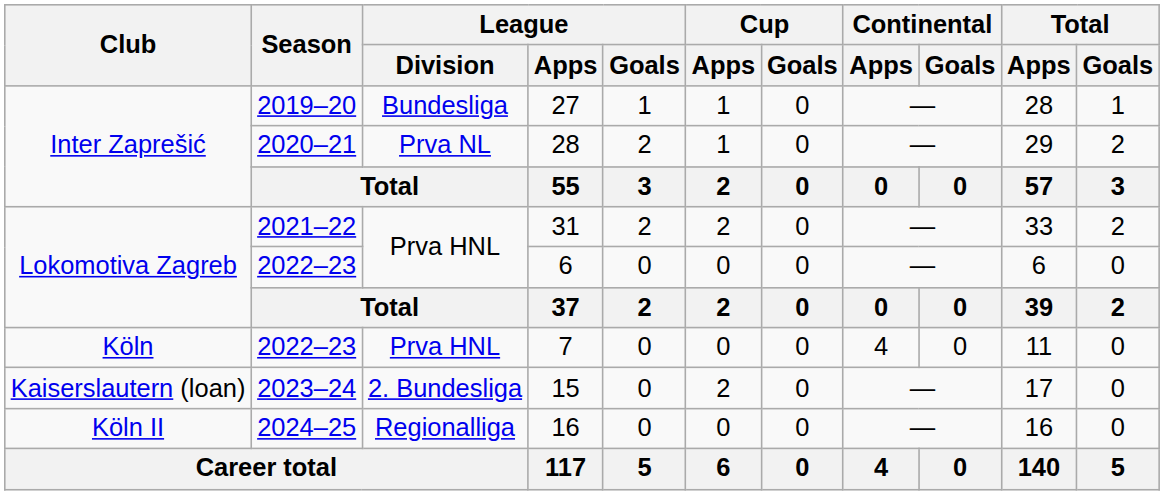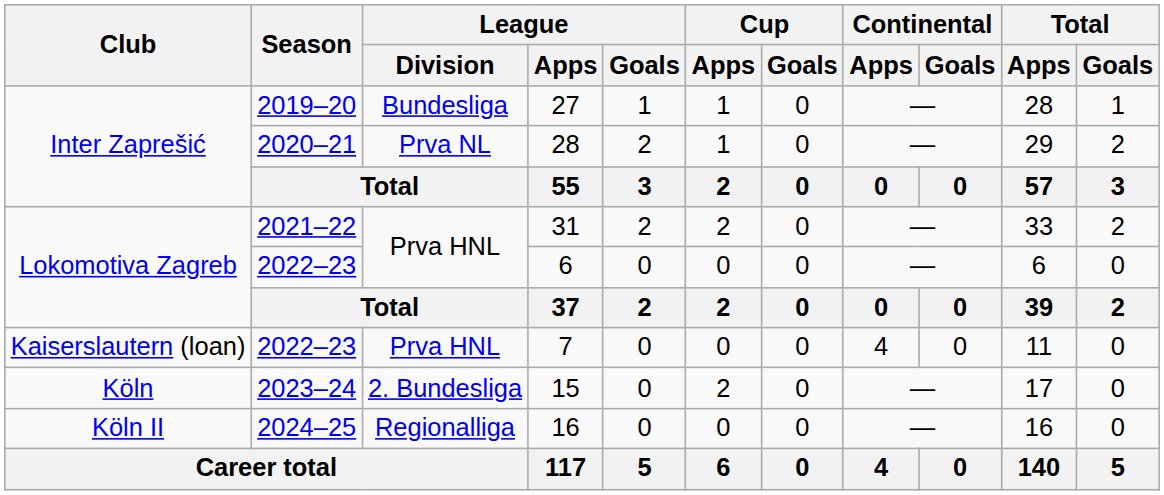(128, 347) Köln -> (128, 347) Kaiserslautern (loan)
(128, 387) Kaiserslautern (loan) -> (128, 387) Köln
